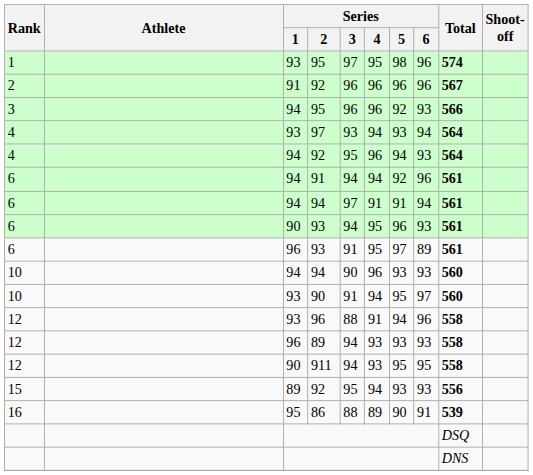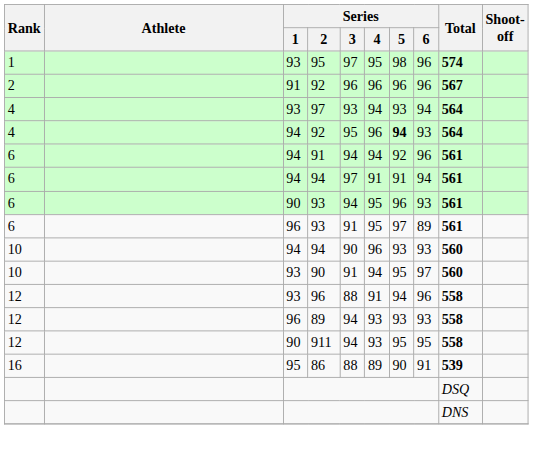- row: (11, 109)
(400, 156) normal -> (400, 132) bold
- row: (15, 389)
